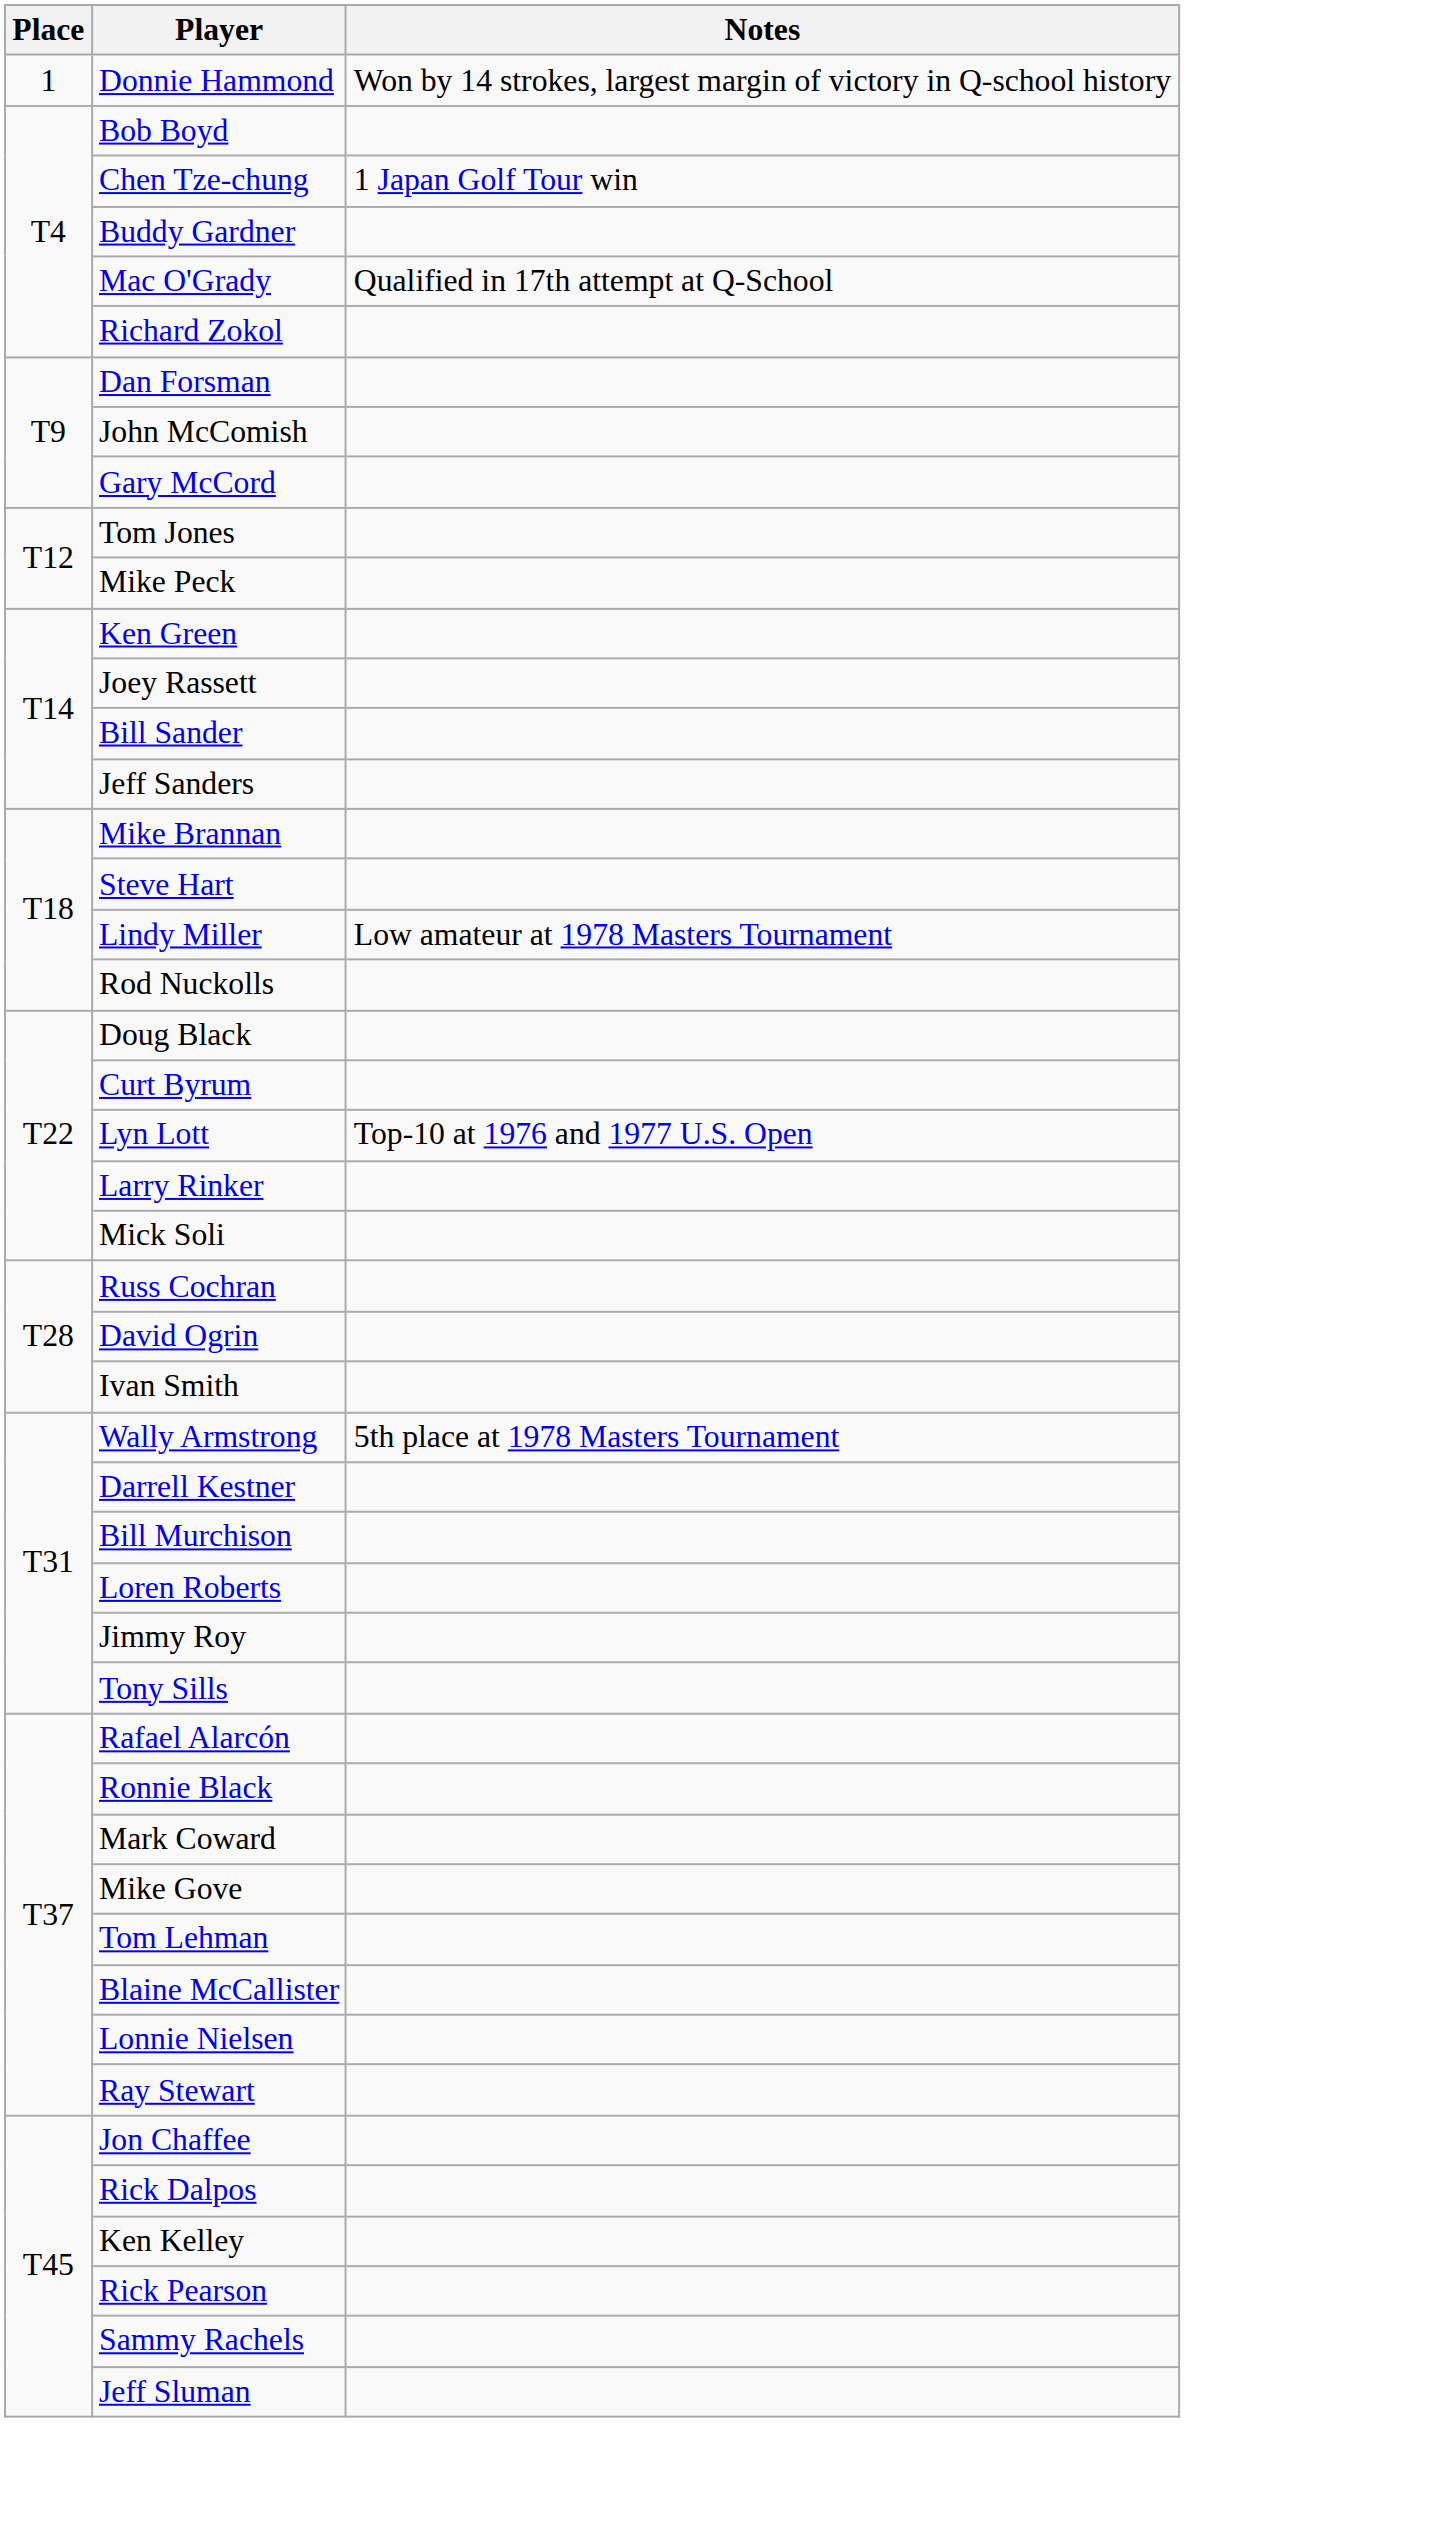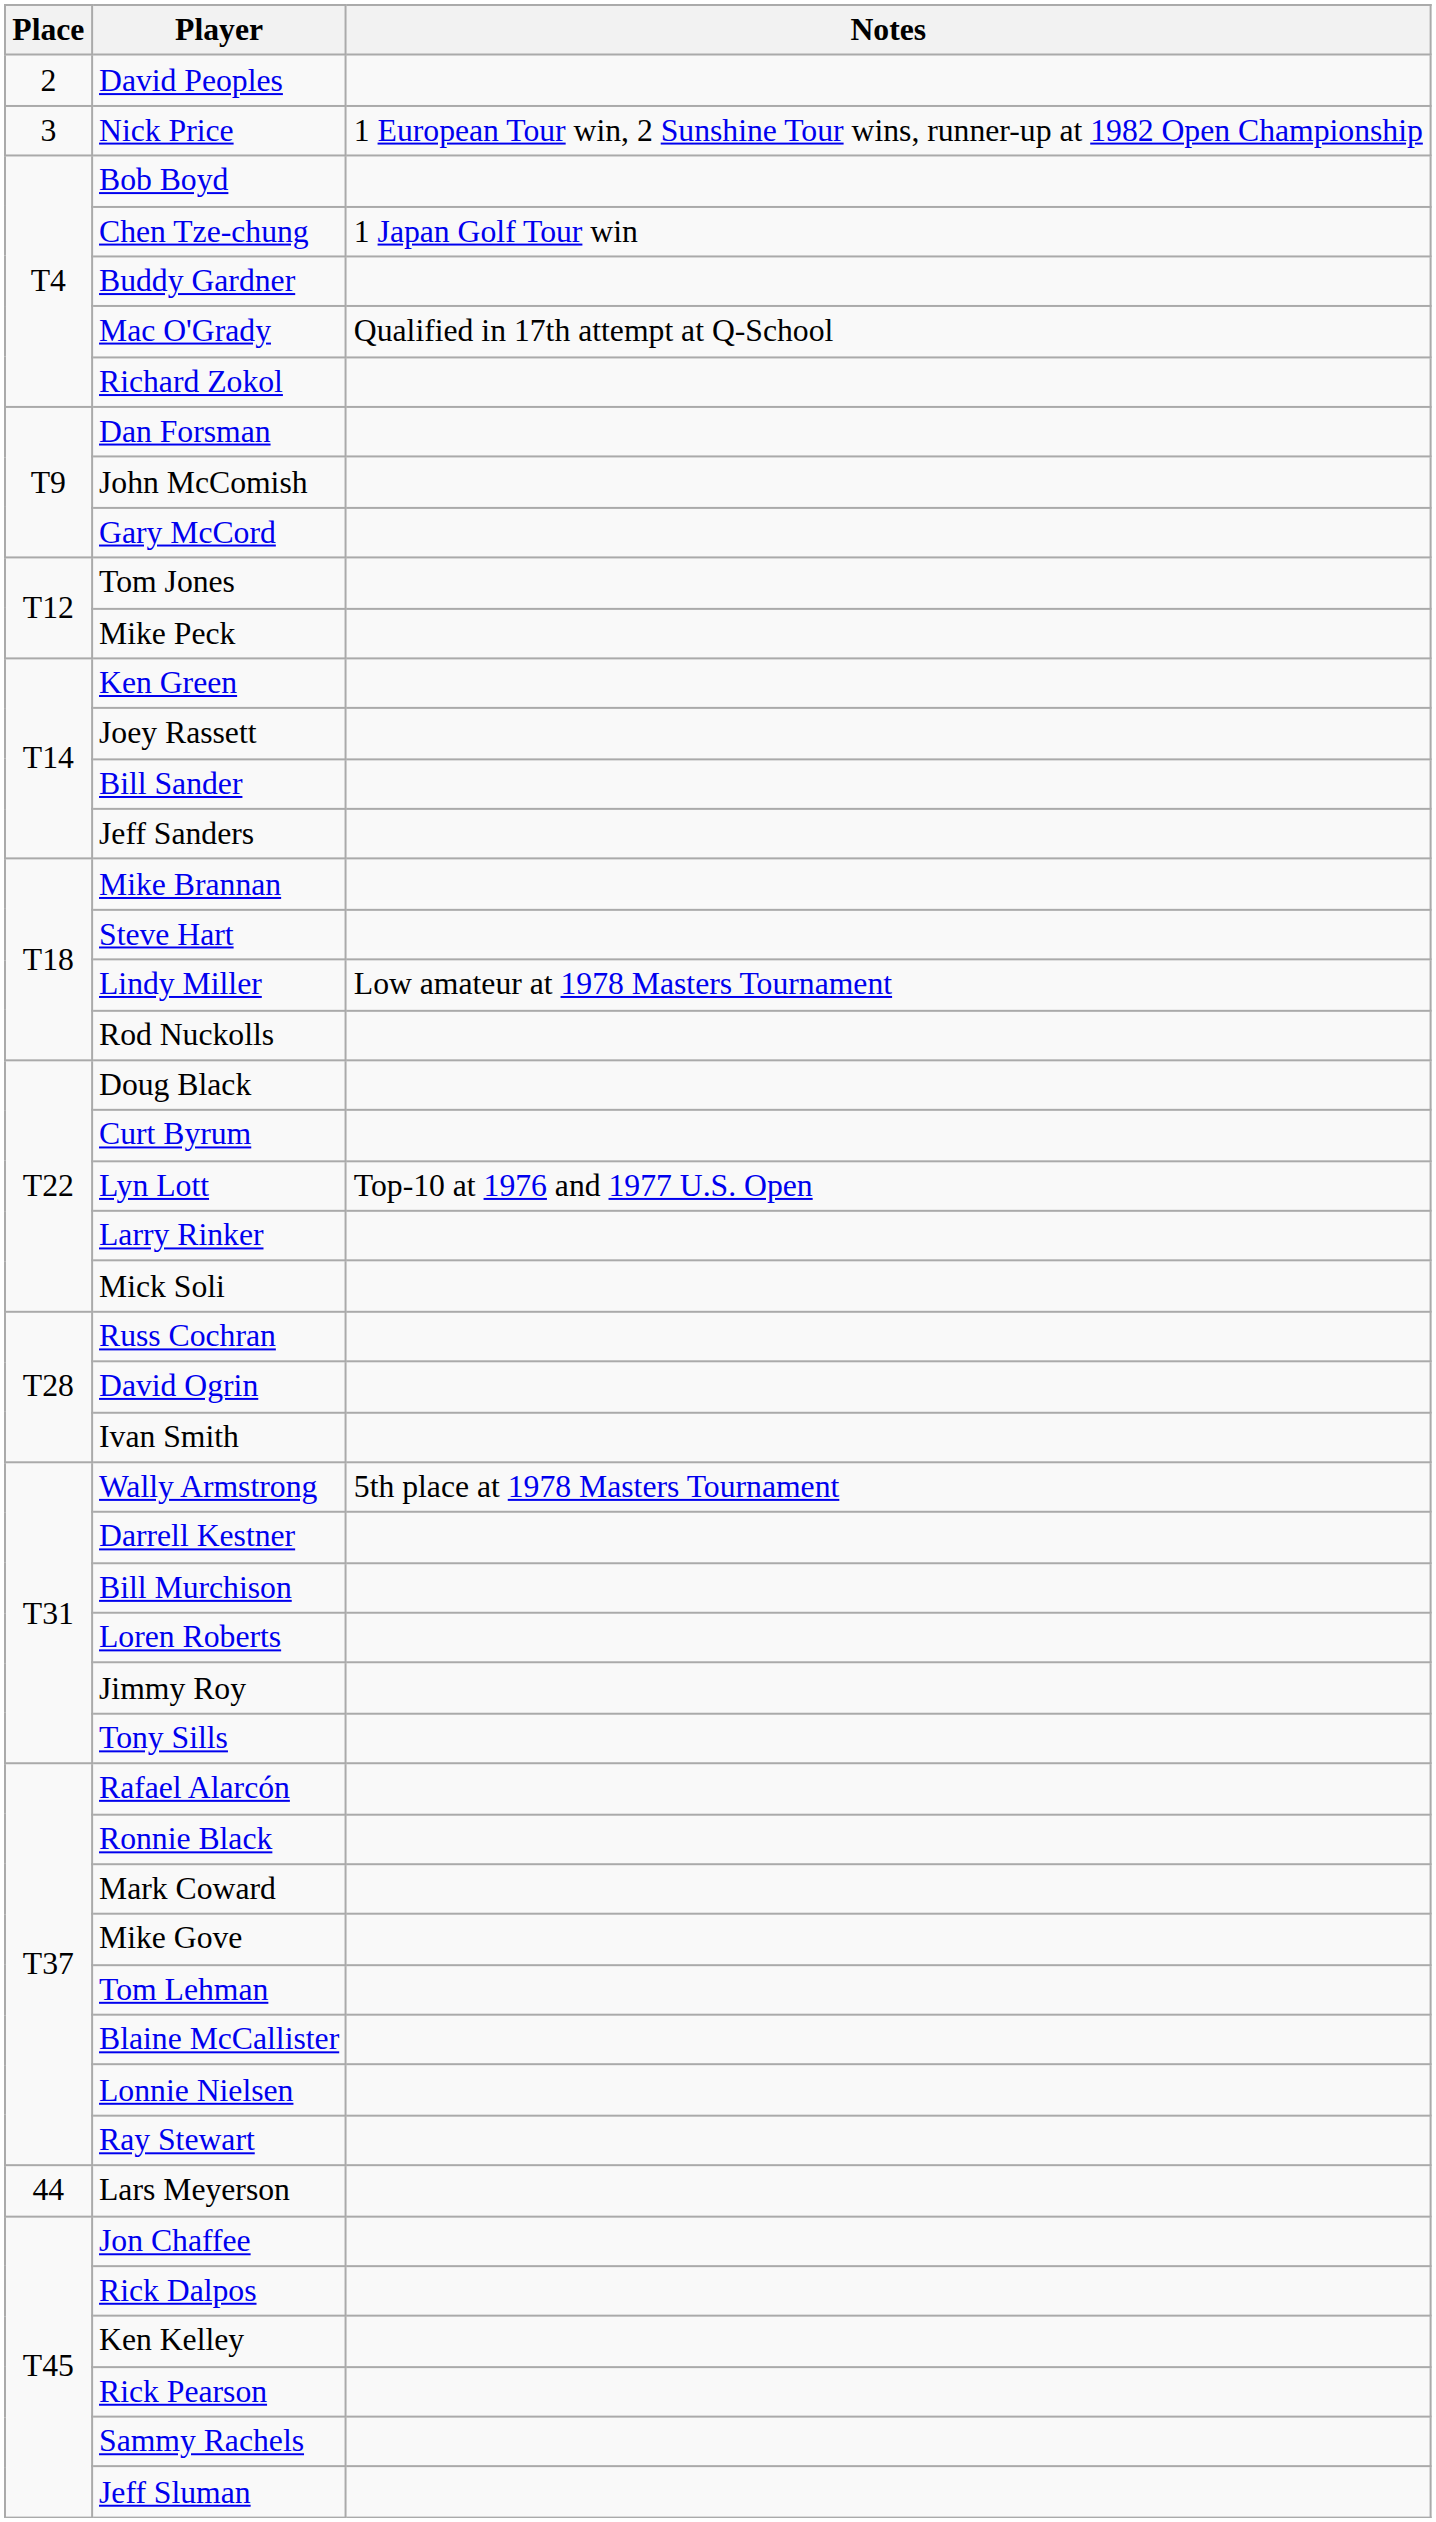- row: (216, 79)
+ row: (191, 79)
+ row: (166, 130)
+ row: (194, 2190)
